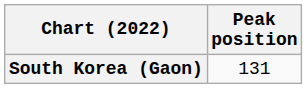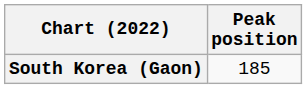(254, 69) 131 -> (254, 69) 185
